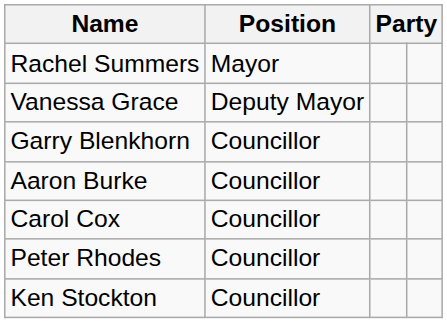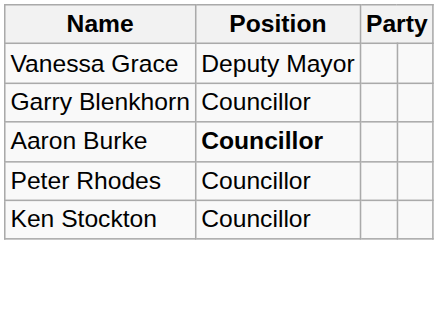- row: (105, 63)
(266, 180) normal -> (262, 141) bold
- row: (65, 219)
